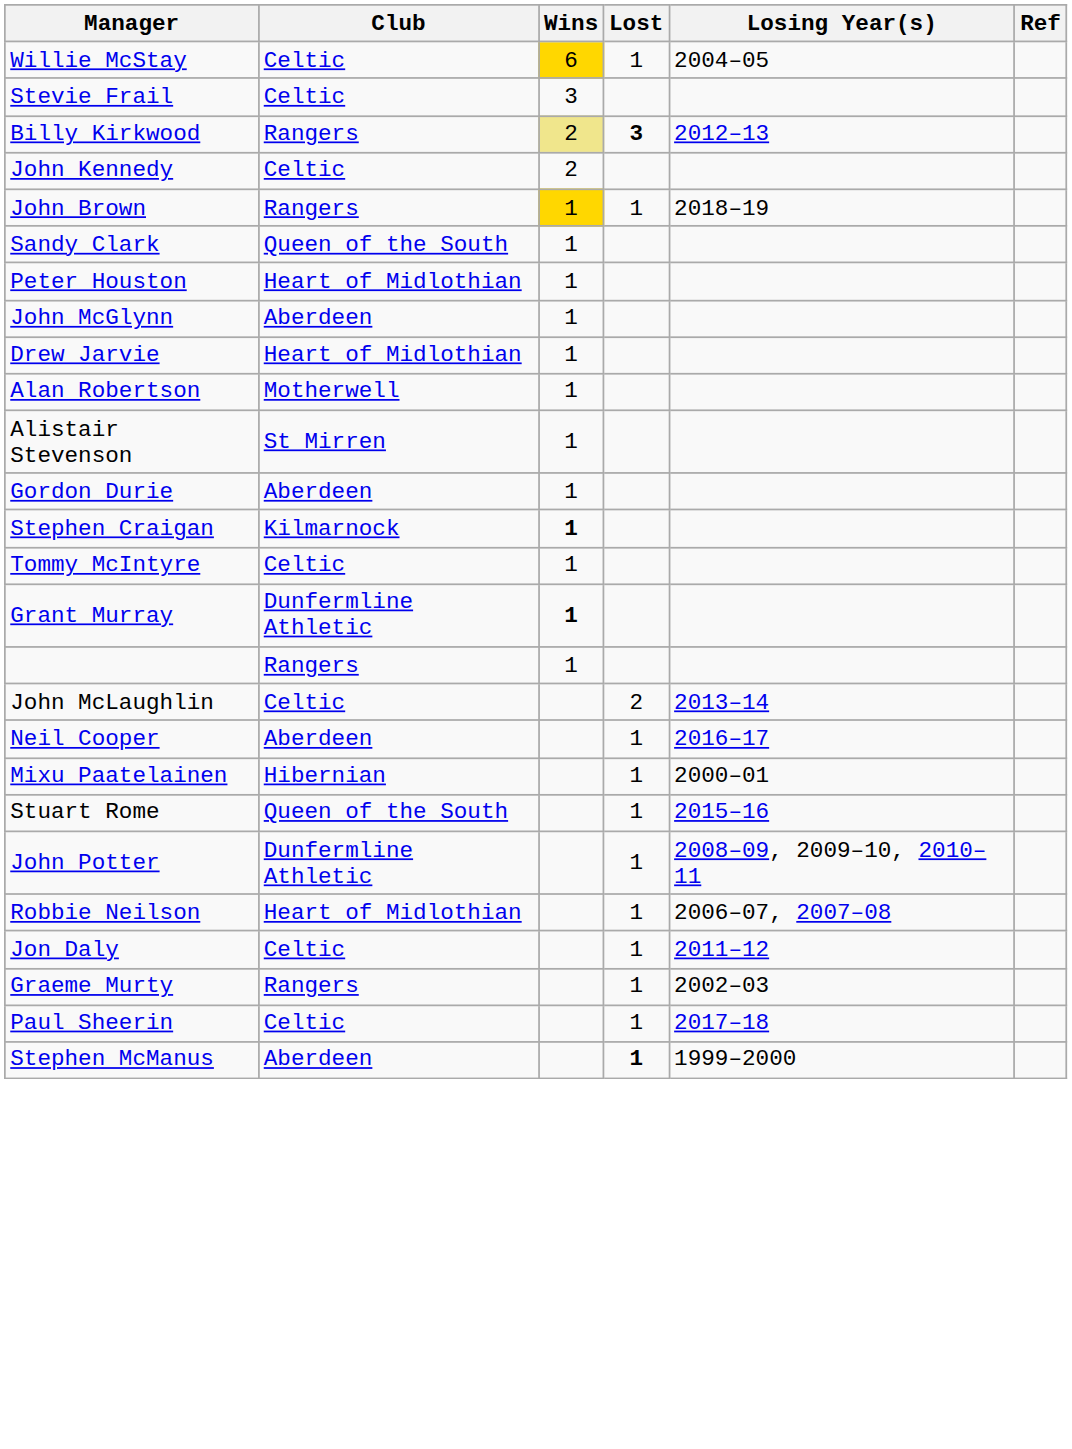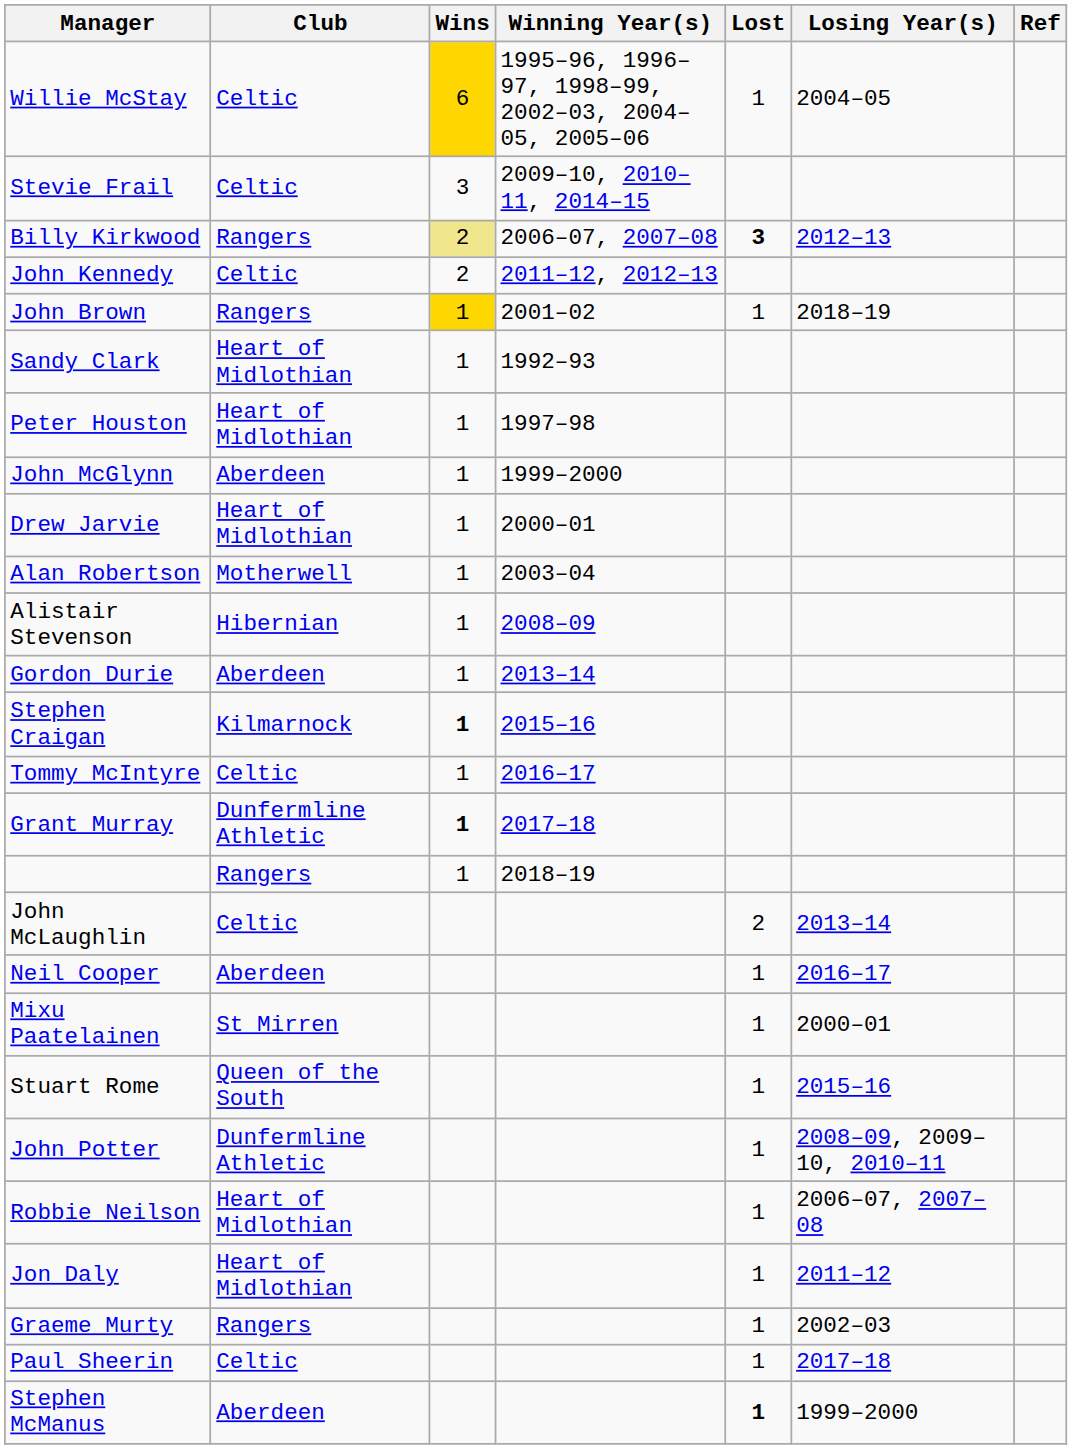+ column: (610, 23)
(386, 245) Queen of the South -> (284, 362) Heart of Midlothian
(325, 442) St Mirren -> (277, 625) Hibernian
(325, 776) Hibernian -> (277, 1024) St Mirren
(304, 950) Celtic -> (284, 1276) Heart of Midlothian
